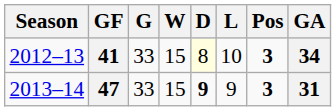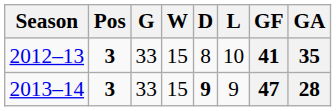columns swapped: (268, 21) <-> (109, 21)
(203, 55) lightyellow background -> (205, 55) no background
(309, 55) 34 -> (309, 55) 35
(309, 88) 31 -> (309, 88) 28
